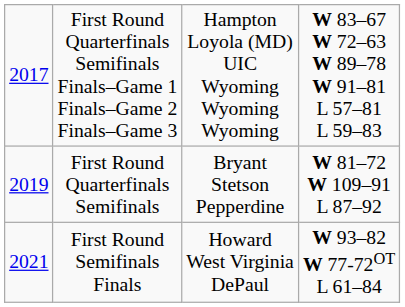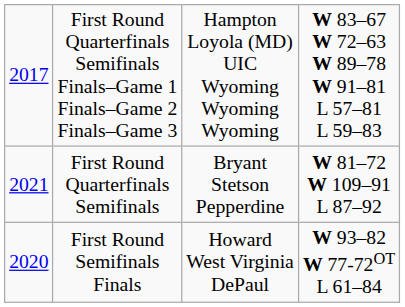(29, 184) 2019 -> (29, 184) 2021
(29, 262) 2021 -> (29, 262) 2020
